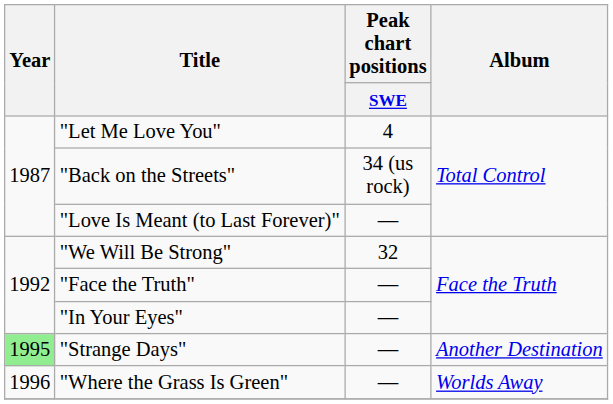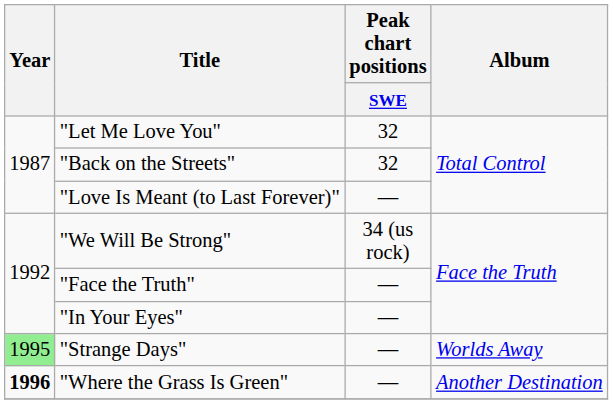(388, 131) 4 -> (388, 131) 32
(388, 175) 34 (us rock) -> (388, 164) 32
(388, 252) 32 -> (388, 240) 34 (us rock)
(519, 349) Another Destination -> (489, 349) Worlds Away
(30, 382) normal -> (30, 382) bold
(489, 382) Worlds Away -> (519, 382) Another Destination
